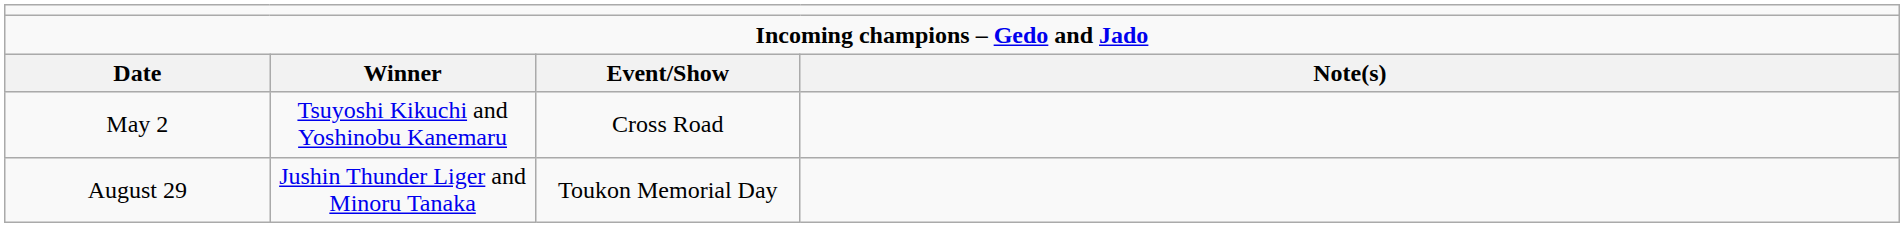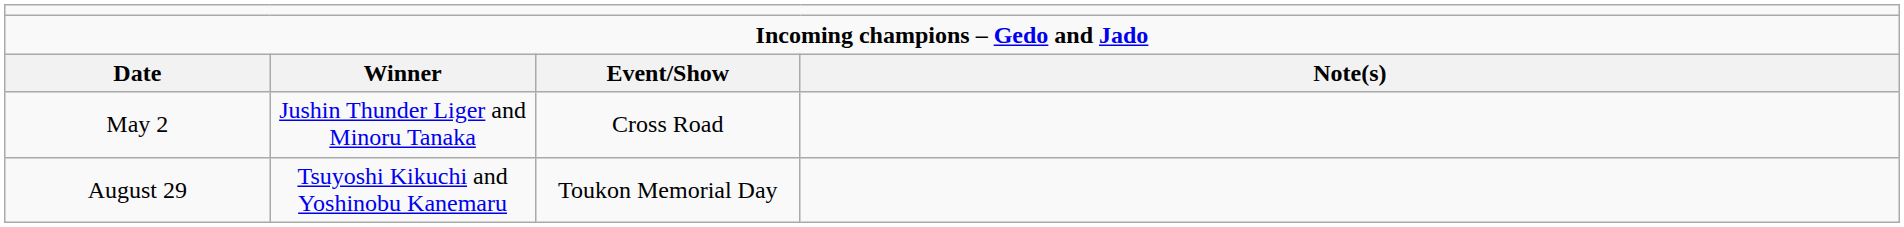(403, 124) Tsuyoshi Kikuchi and Yoshinobu Kanemaru -> (403, 124) Jushin Thunder Liger and Minoru Tanaka
(403, 189) Jushin Thunder Liger and Minoru Tanaka -> (403, 189) Tsuyoshi Kikuchi and Yoshinobu Kanemaru
